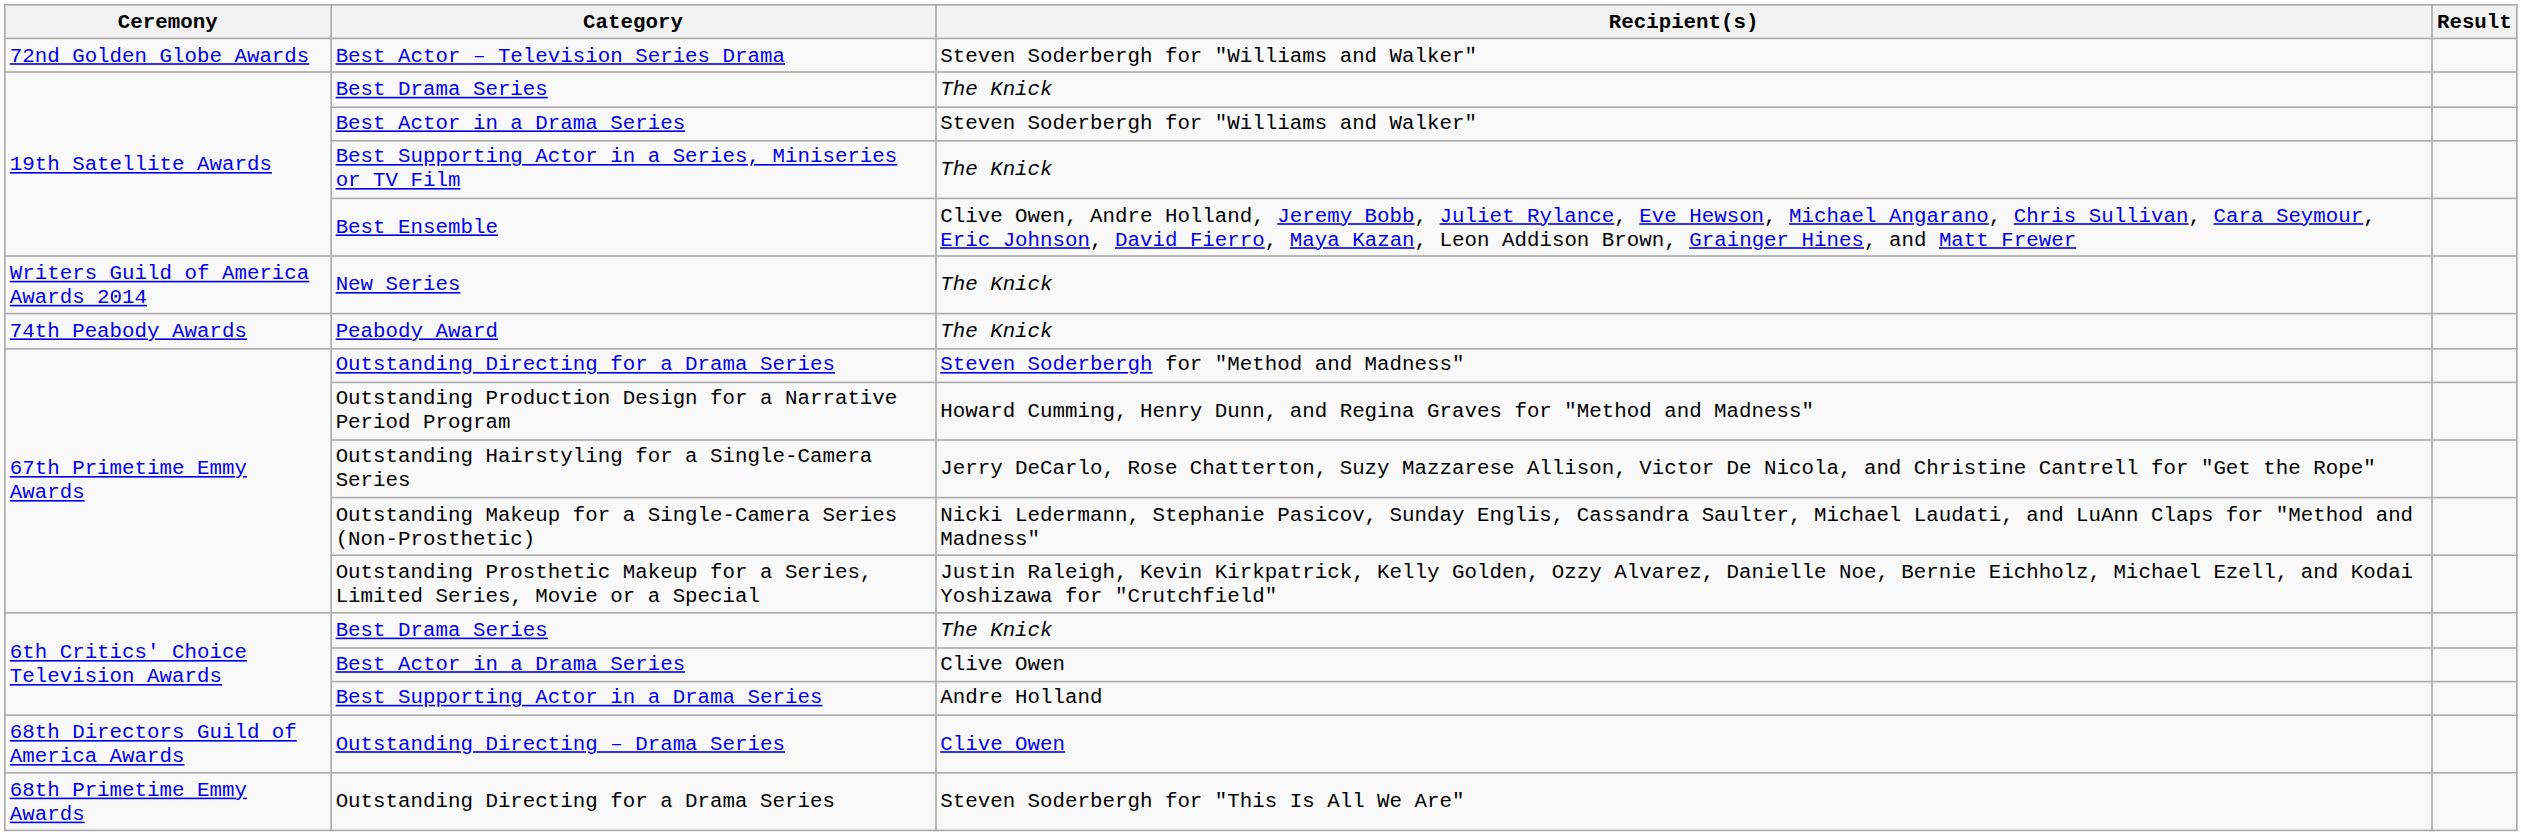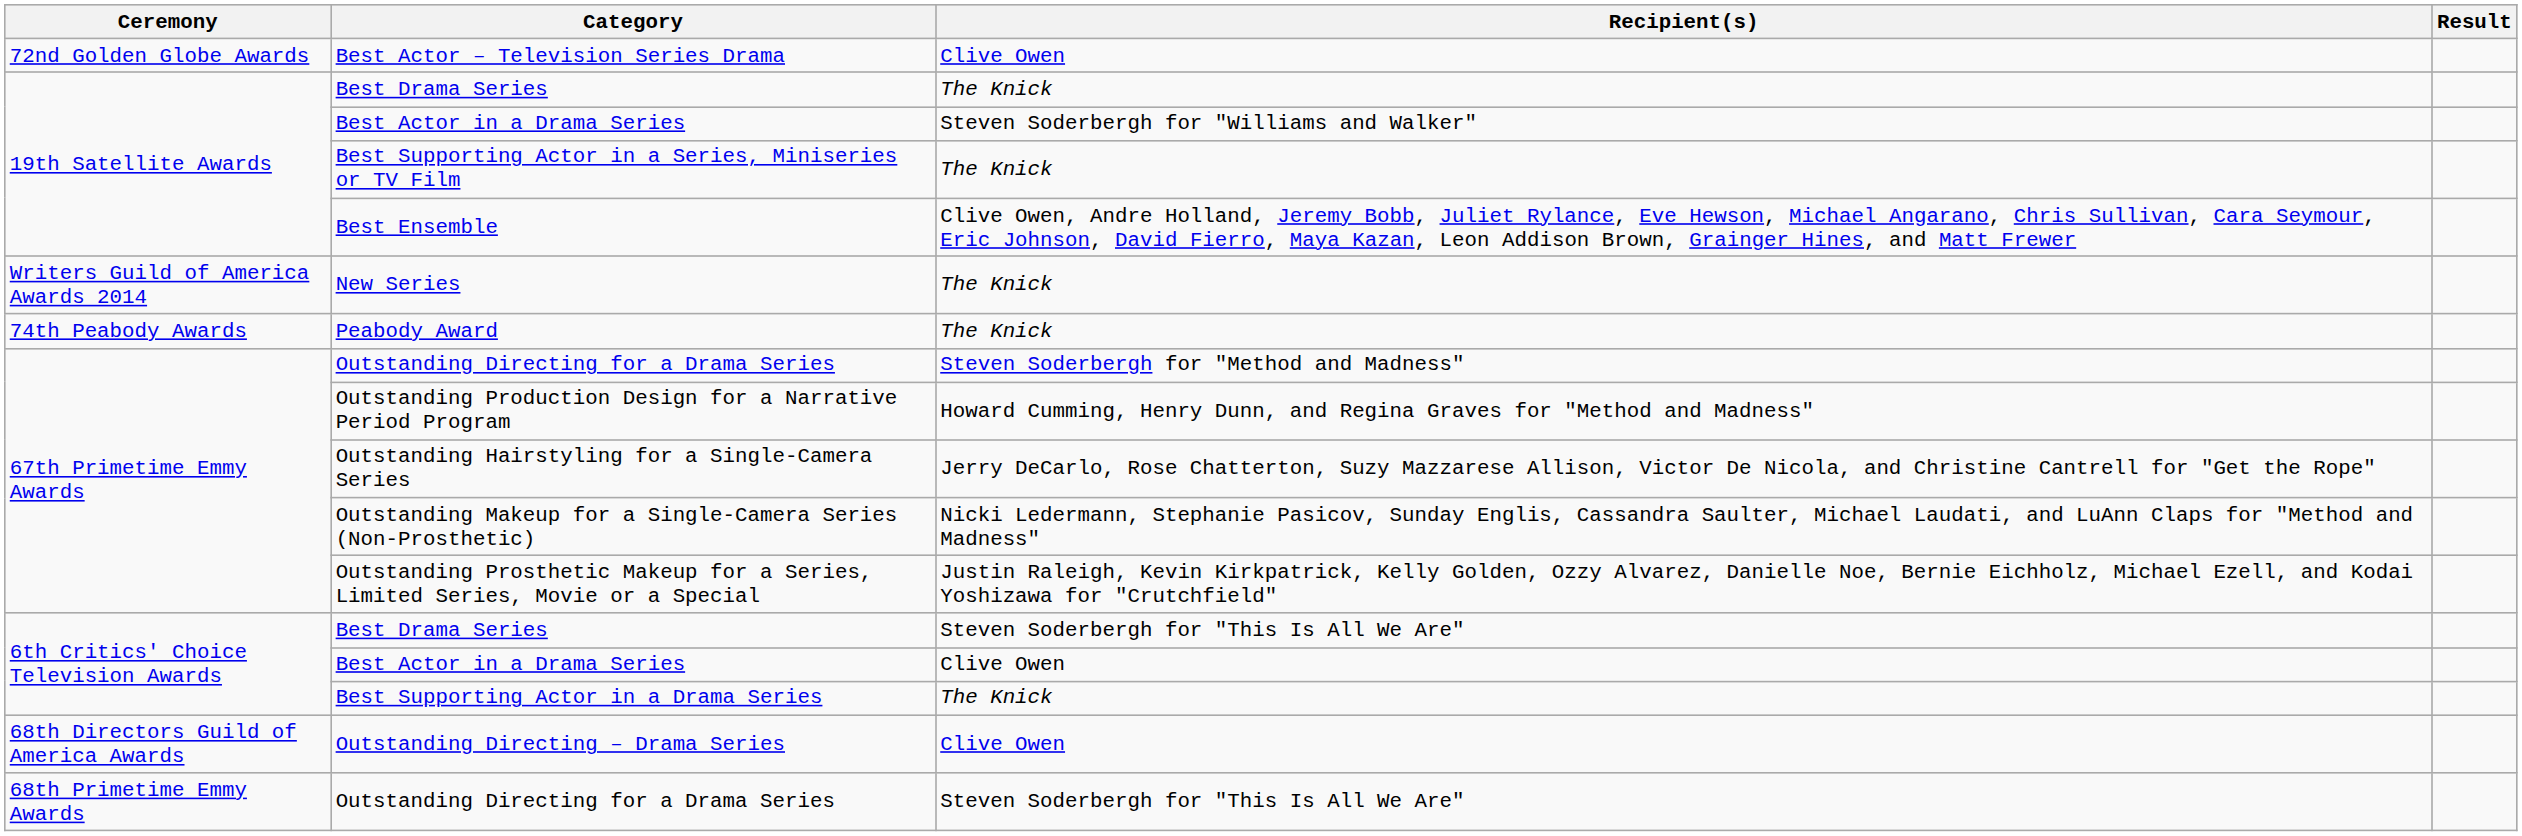(1209, 56) Steven Soderbergh for "Williams and Walker" -> (1003, 56) Clive Owen
(996, 630) The Knick -> (1202, 630) Steven Soderbergh for "This Is All We Are"
(1021, 698) Andre Holland -> (996, 698) The Knick
